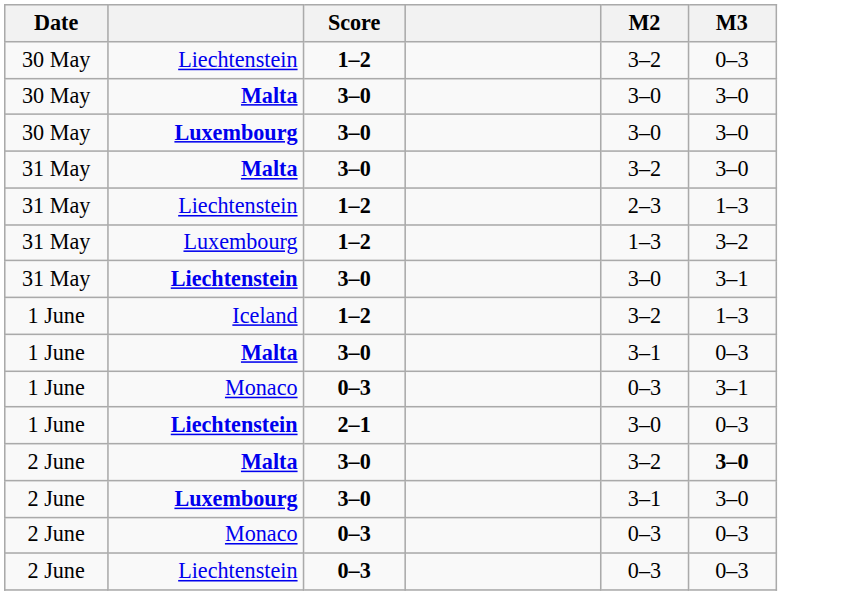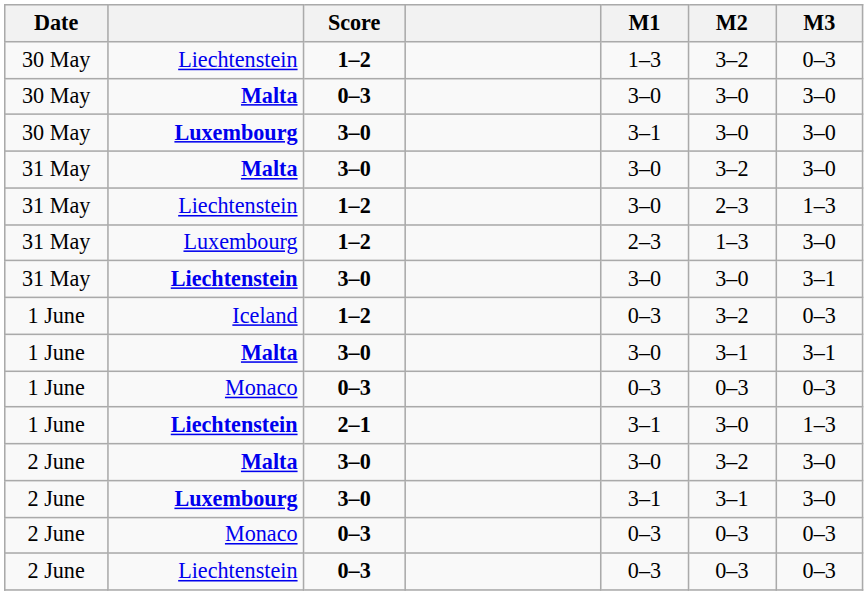+ column: (644, 23)
(354, 96) 3–0 -> (354, 96) 0–3
(732, 242) 3–2 -> (819, 242) 3–0
(732, 315) 1–3 -> (819, 315) 0–3
(732, 352) 0–3 -> (819, 352) 3–1
(732, 388) 3–1 -> (819, 388) 0–3
(732, 425) 0–3 -> (819, 425) 1–3
(732, 462) bold -> (819, 462) normal
